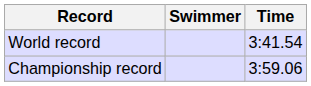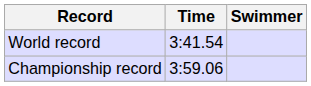columns swapped: (205, 17) <-> (276, 17)
